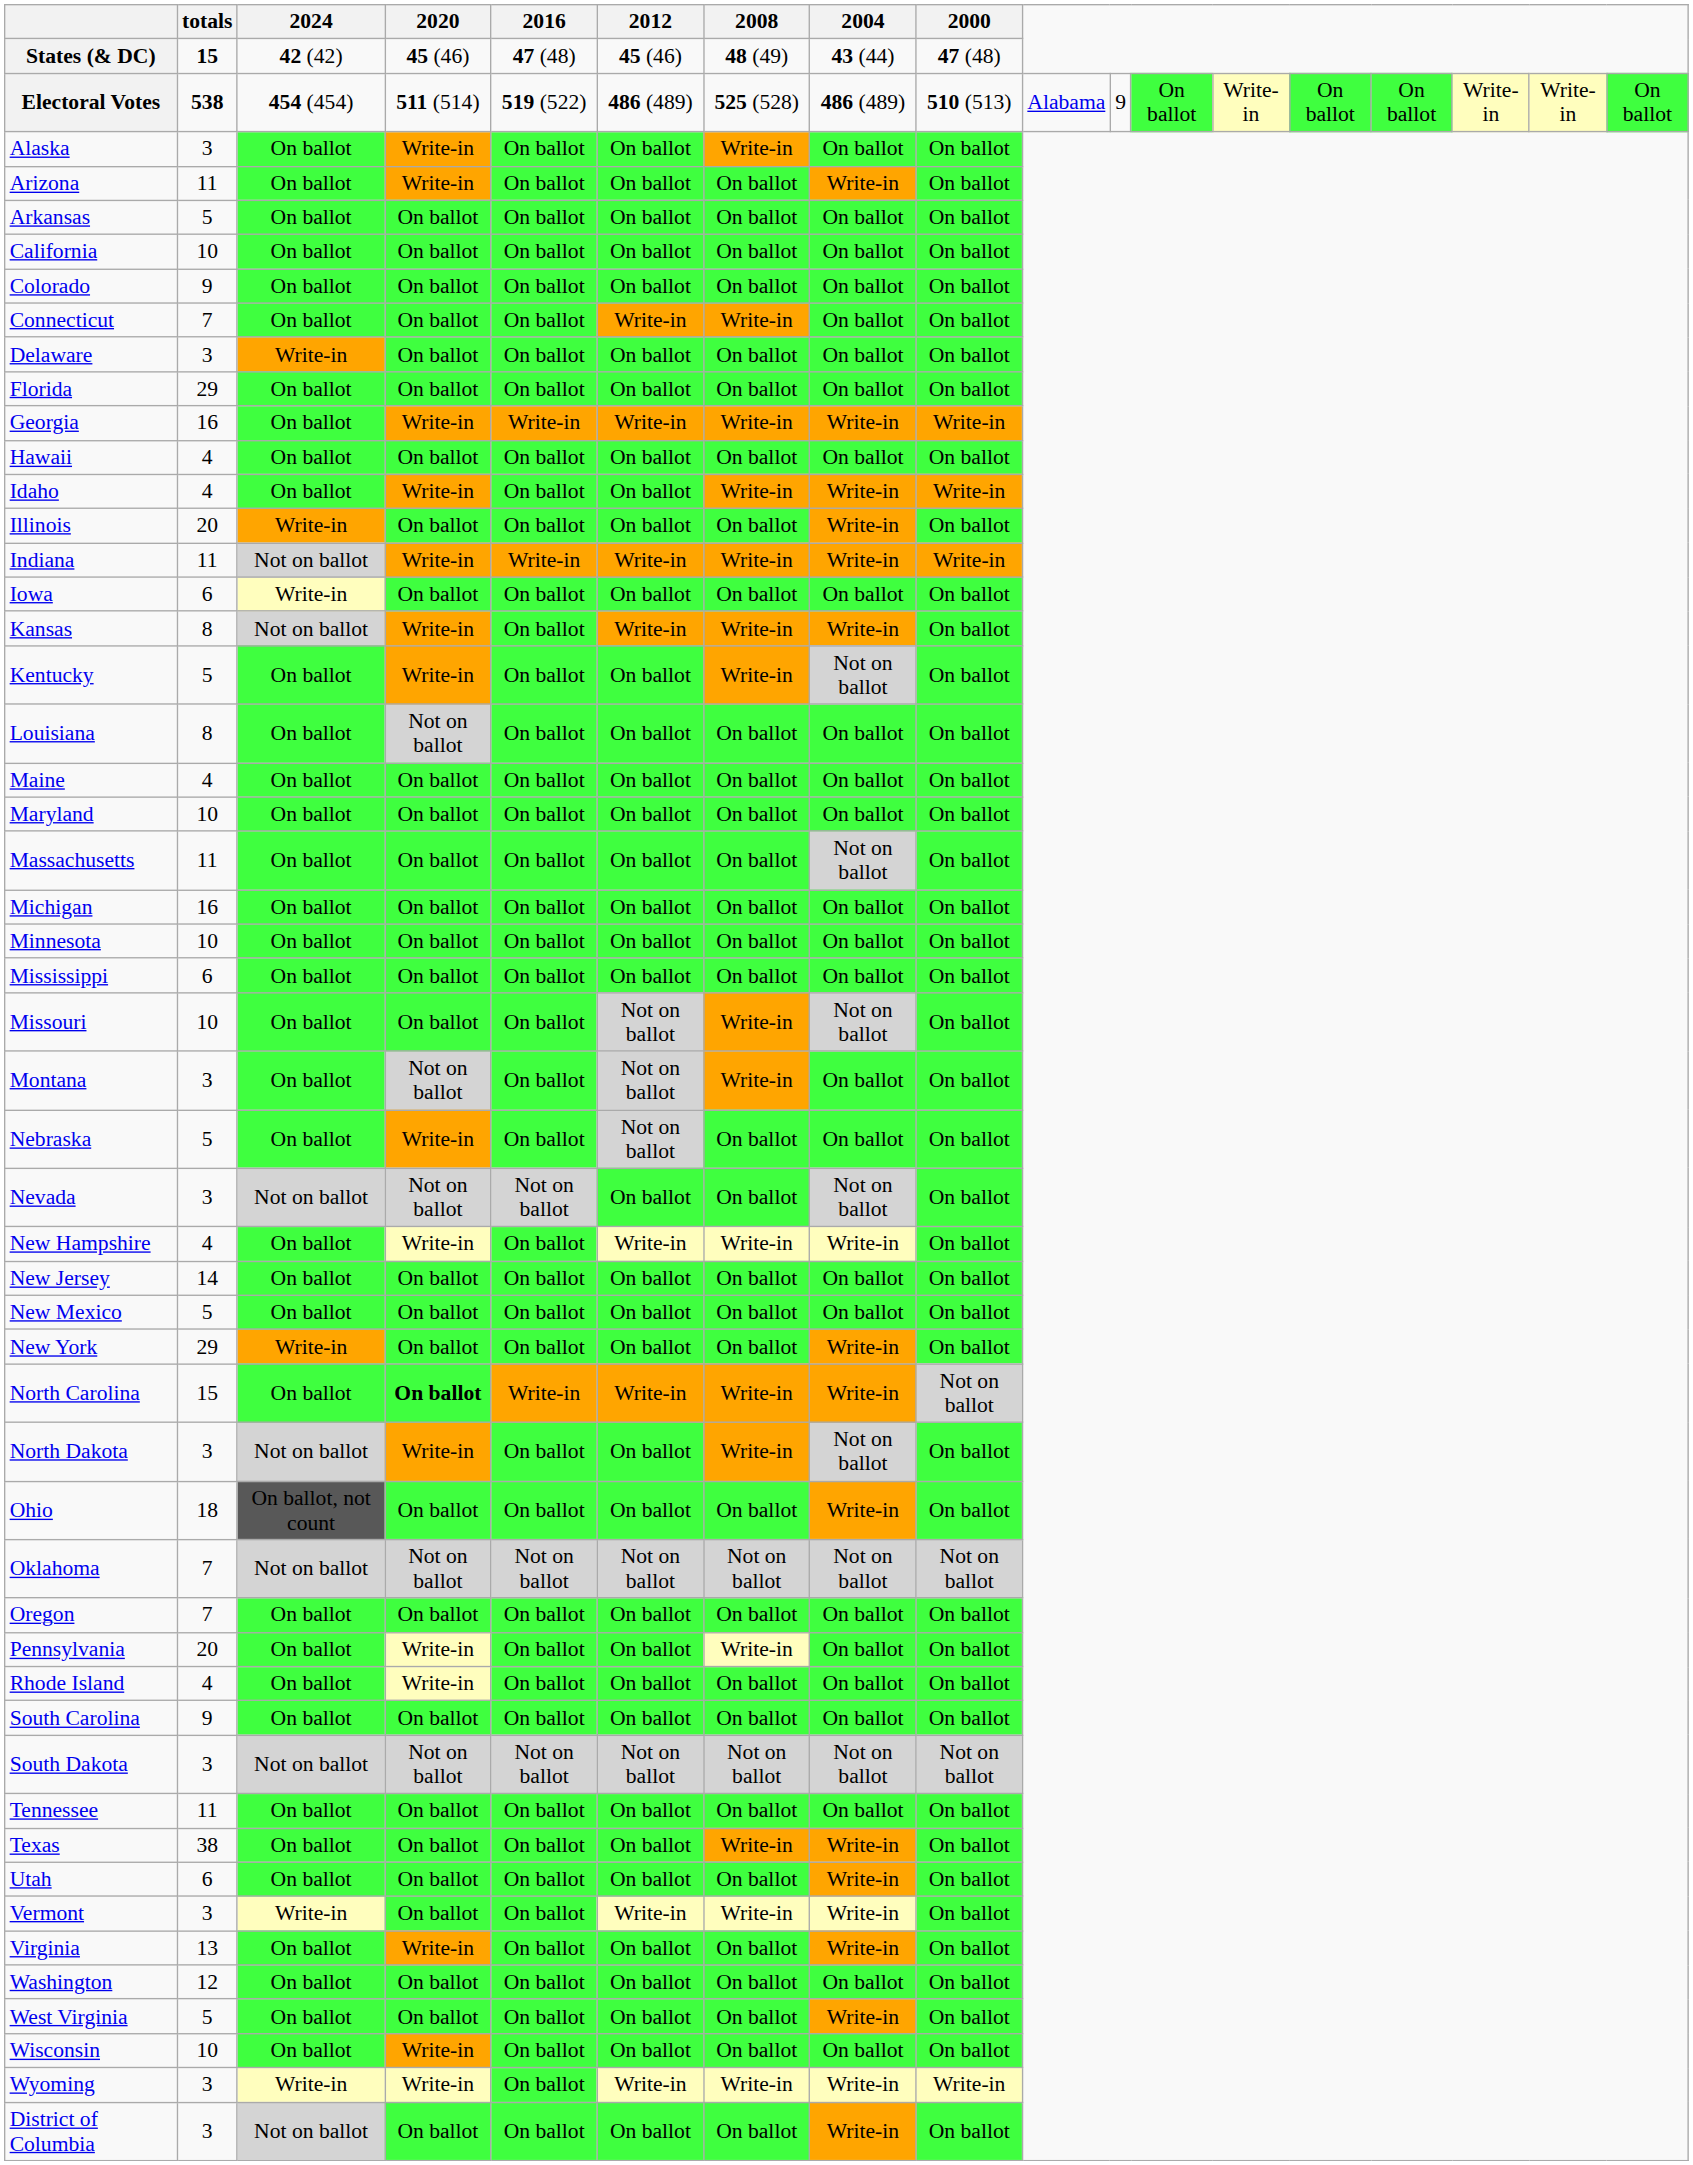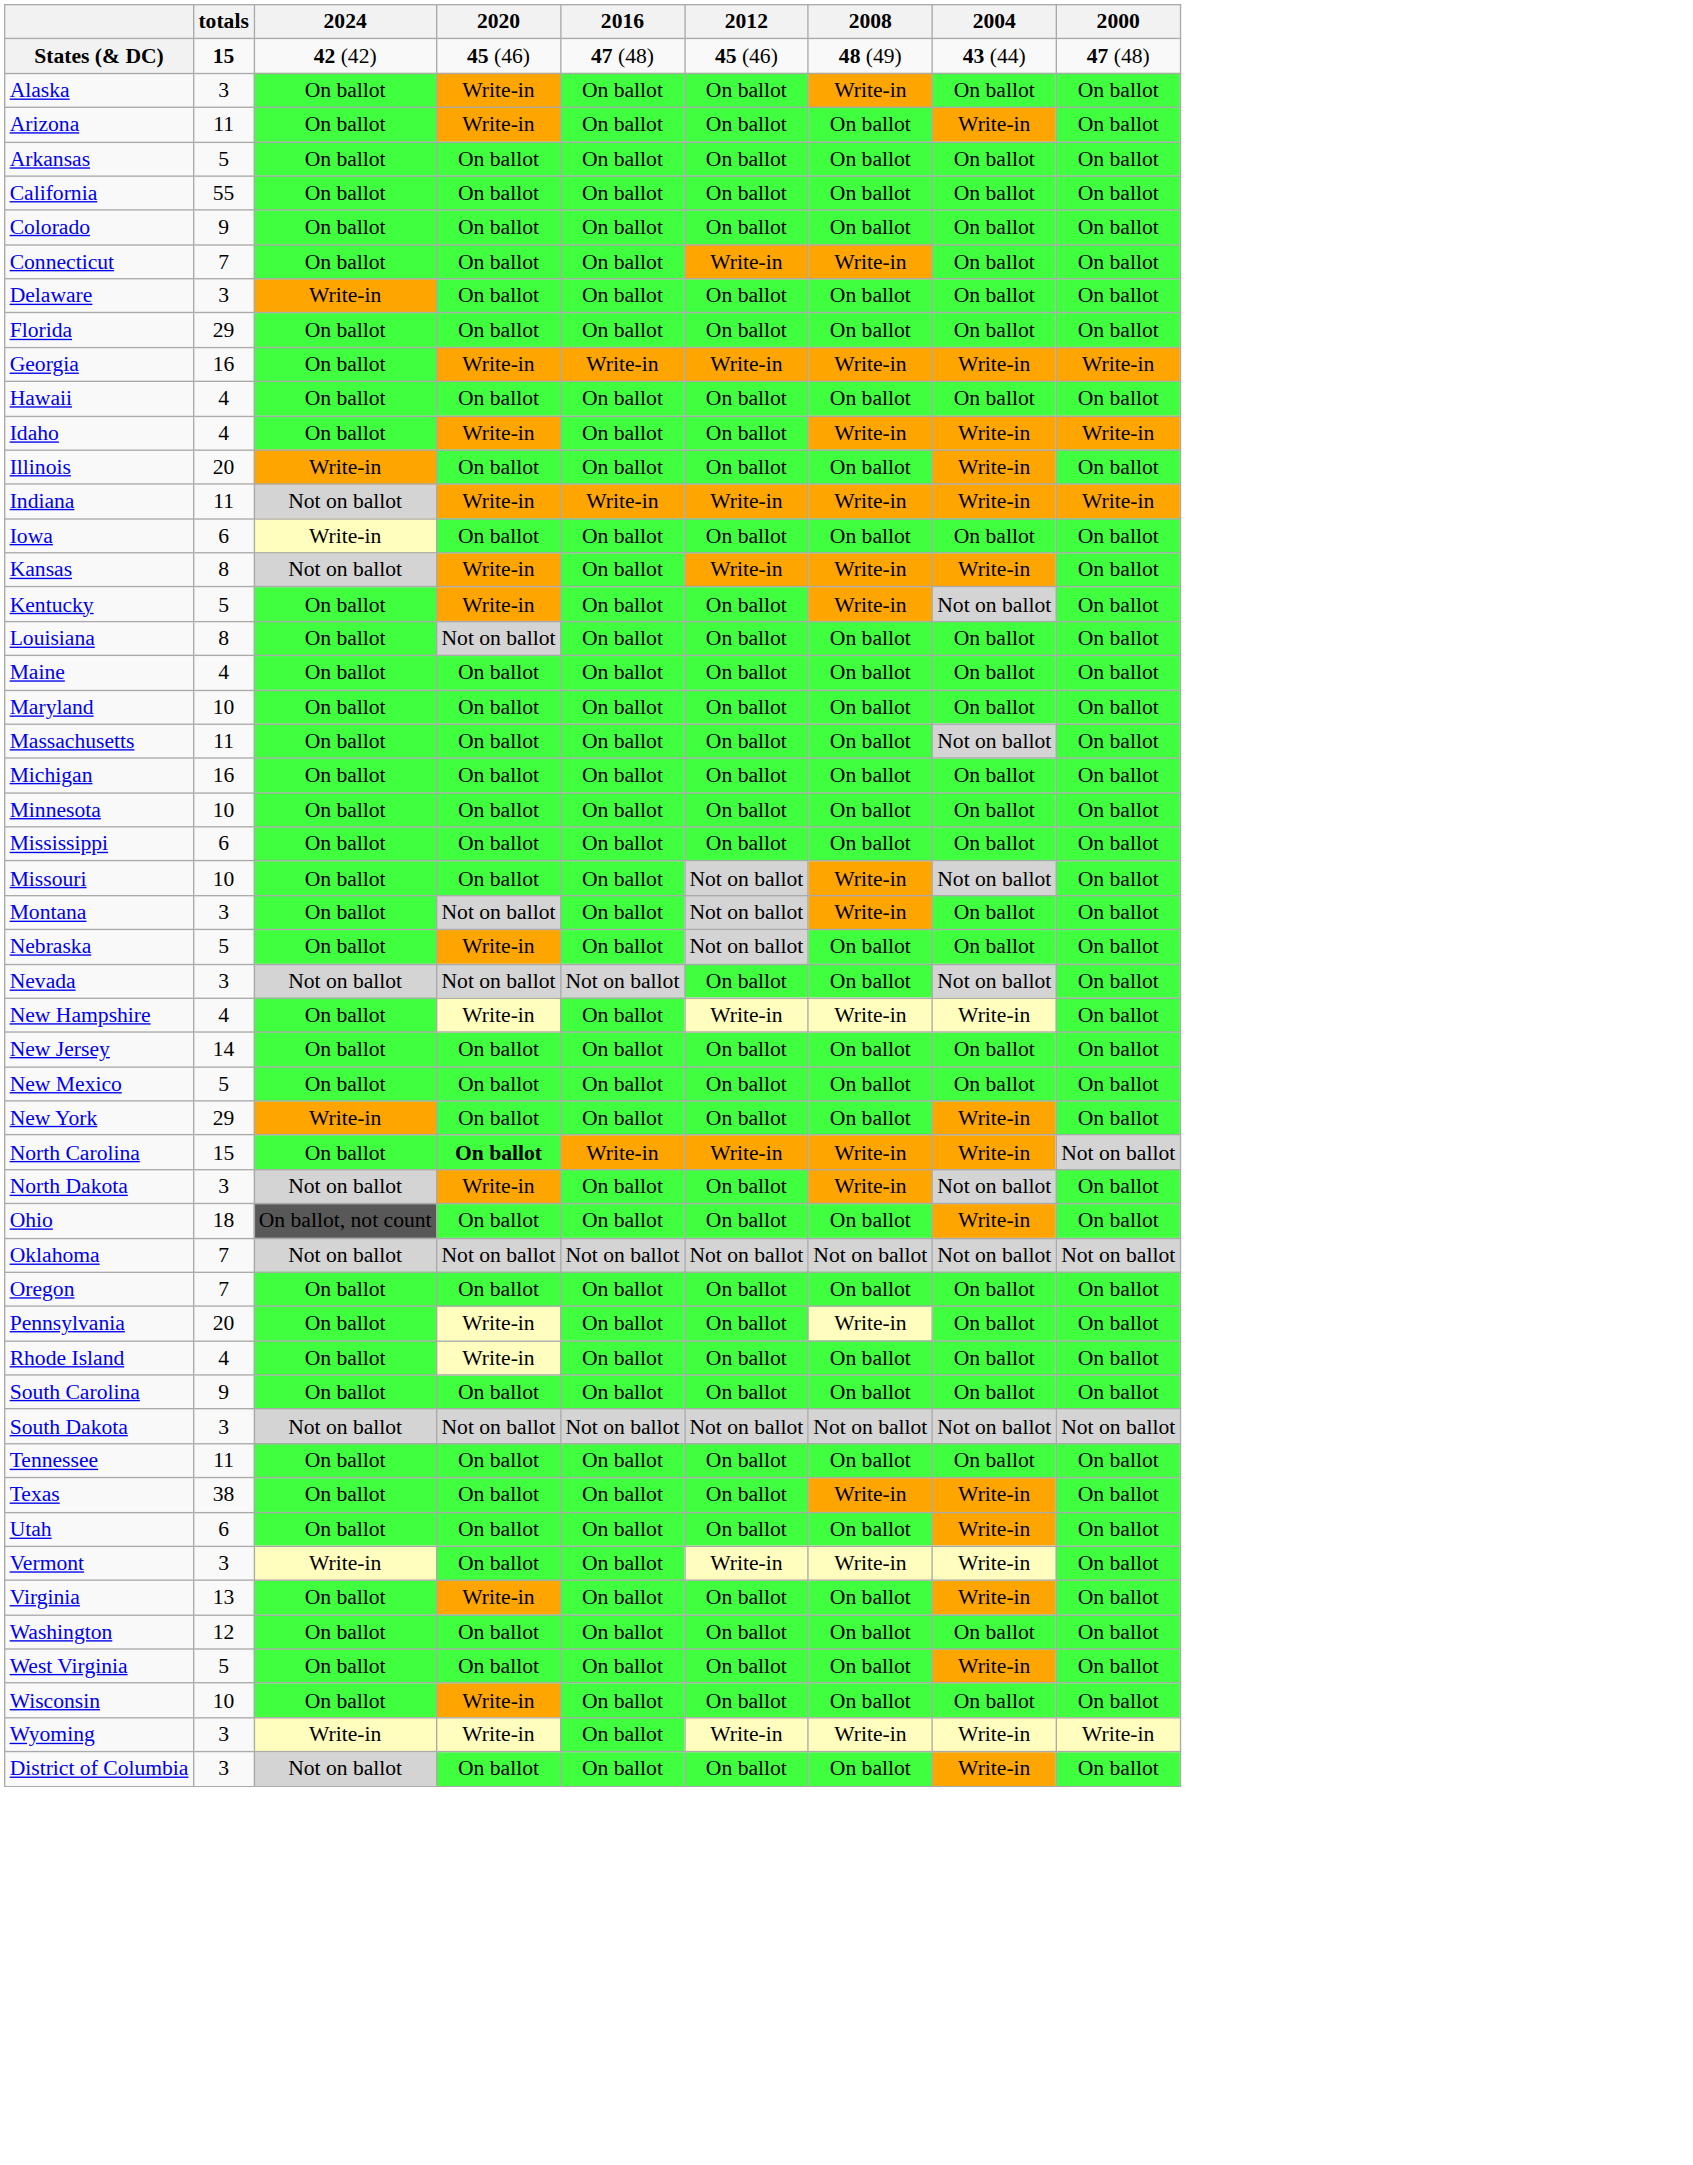- row: (91, 102)
(207, 251) 10 -> (224, 192) 55
